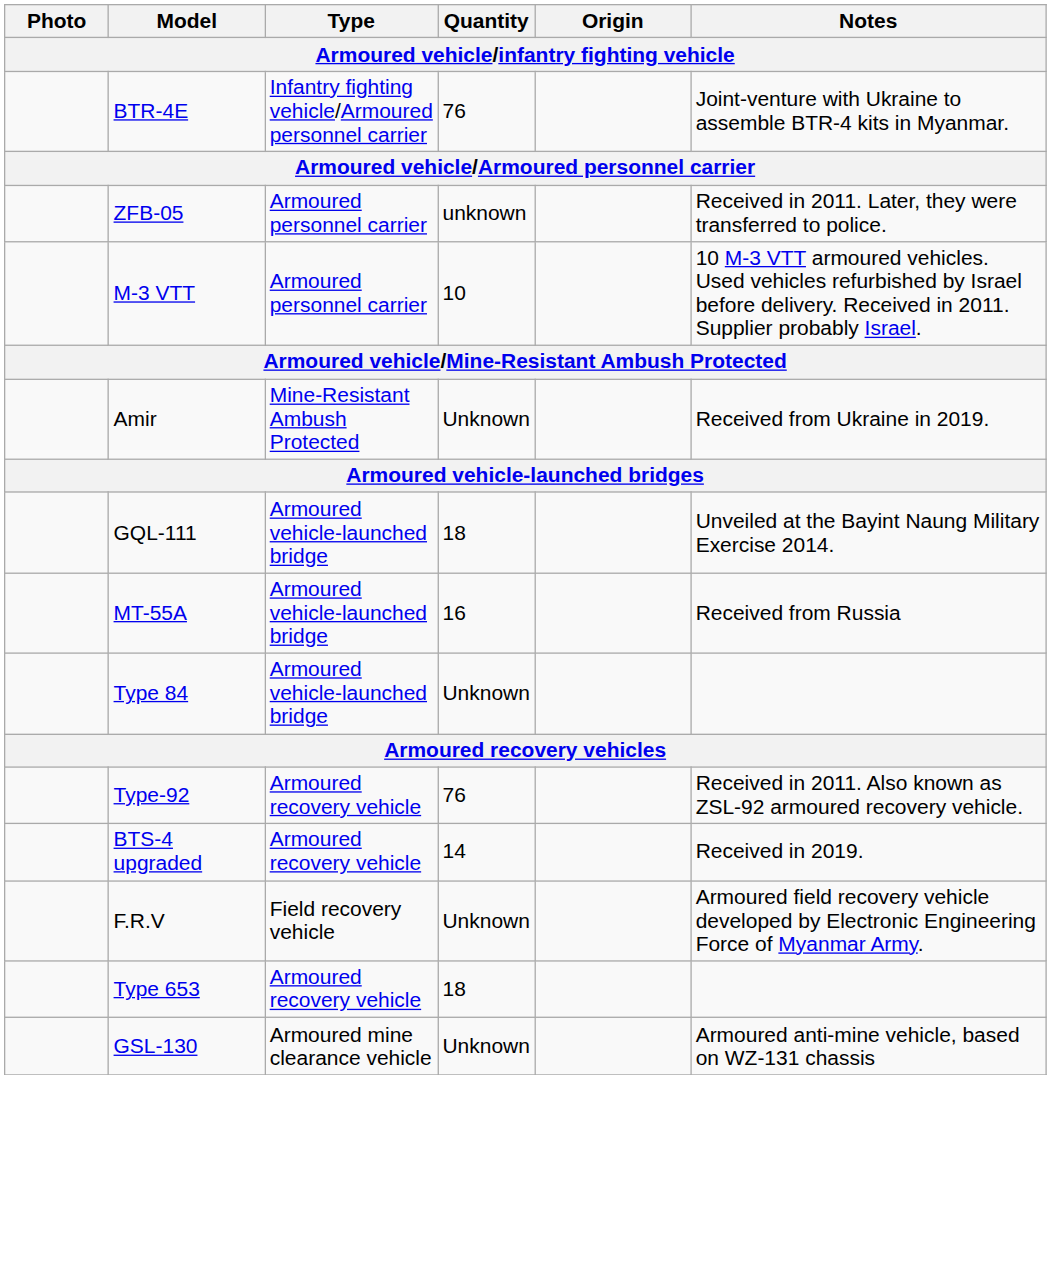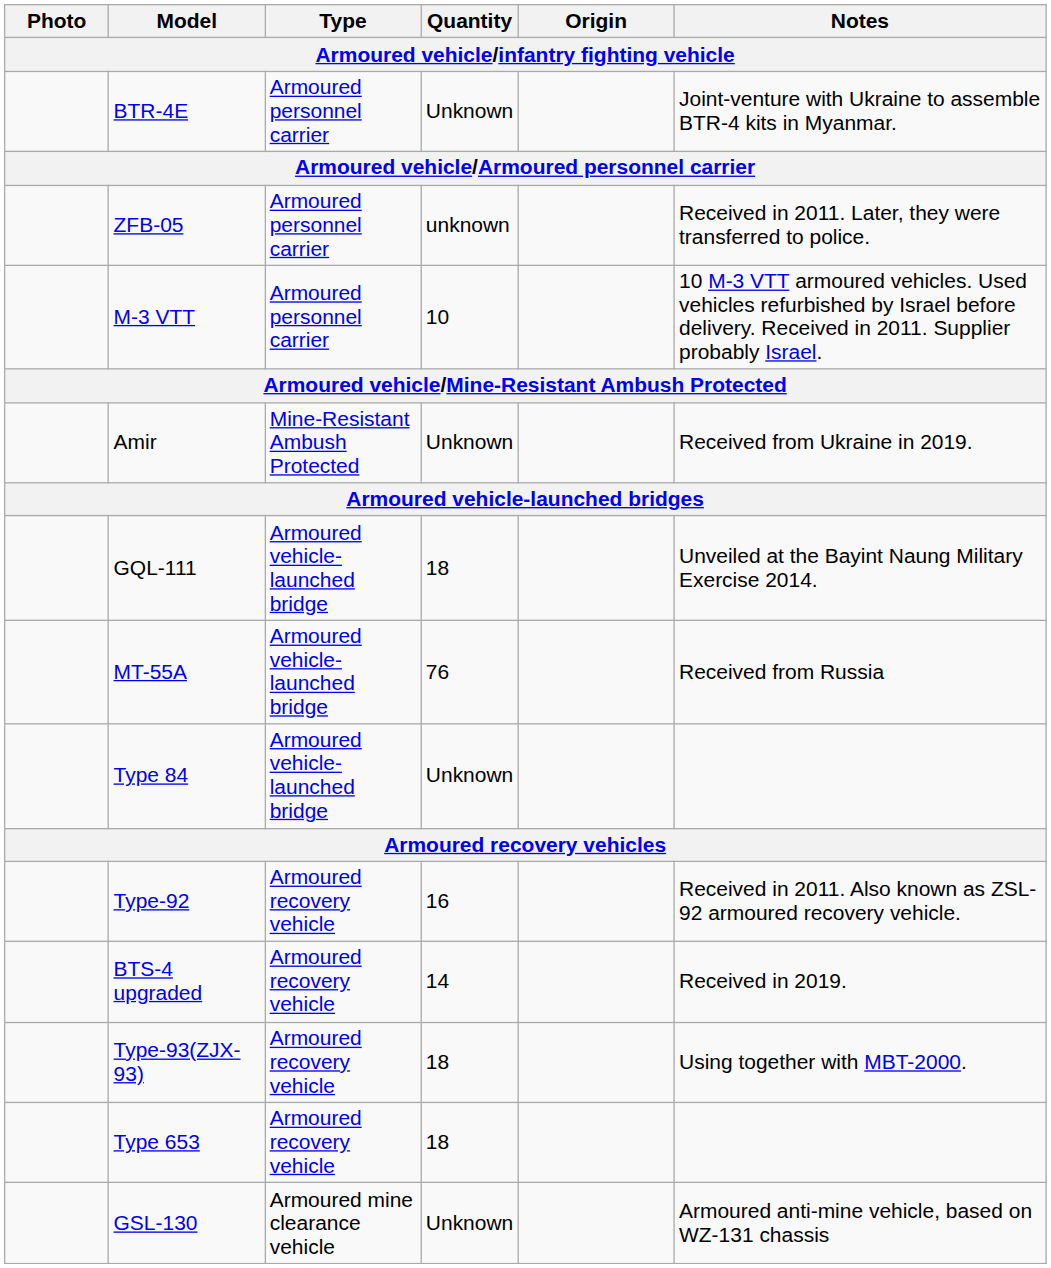(351, 111) Infantry fighting vehicle/Armoured personnel carrier -> (316, 111) Armoured personnel carrier
(454, 111) 76 -> (470, 111) Unknown
(454, 612) 16 -> (437, 671) 76
(454, 795) 76 -> (437, 901) 16
+ row: (177, 1062)
- row: (139, 920)
